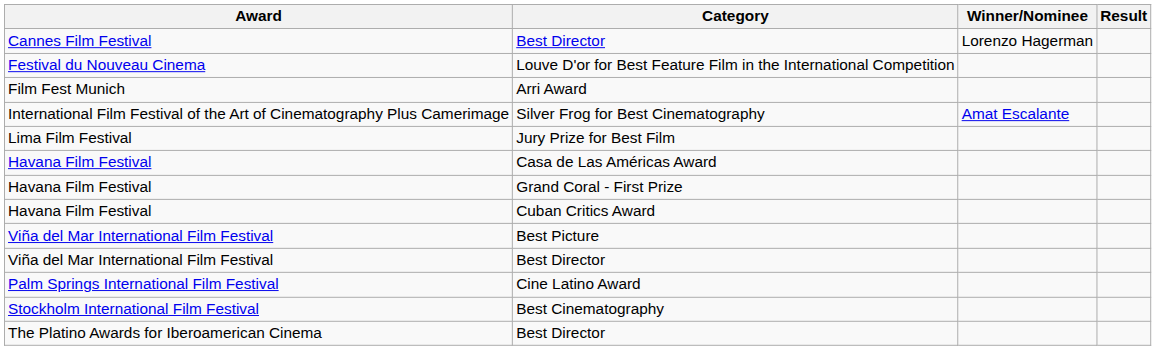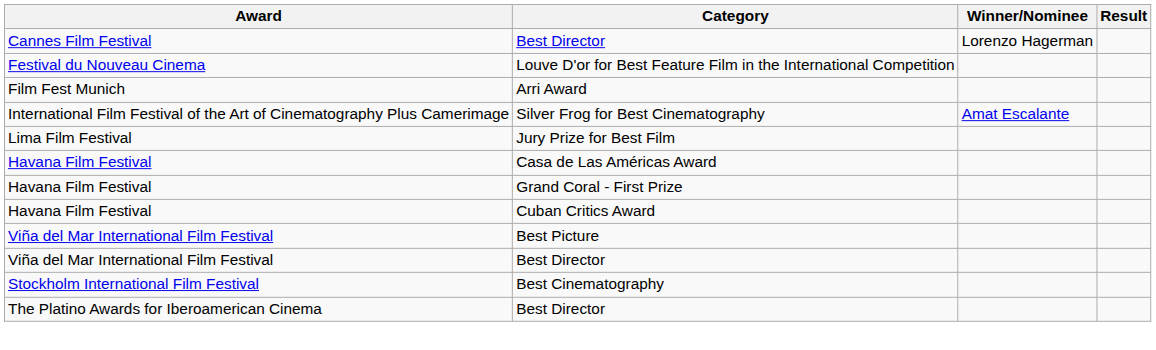- row: (143, 284)
